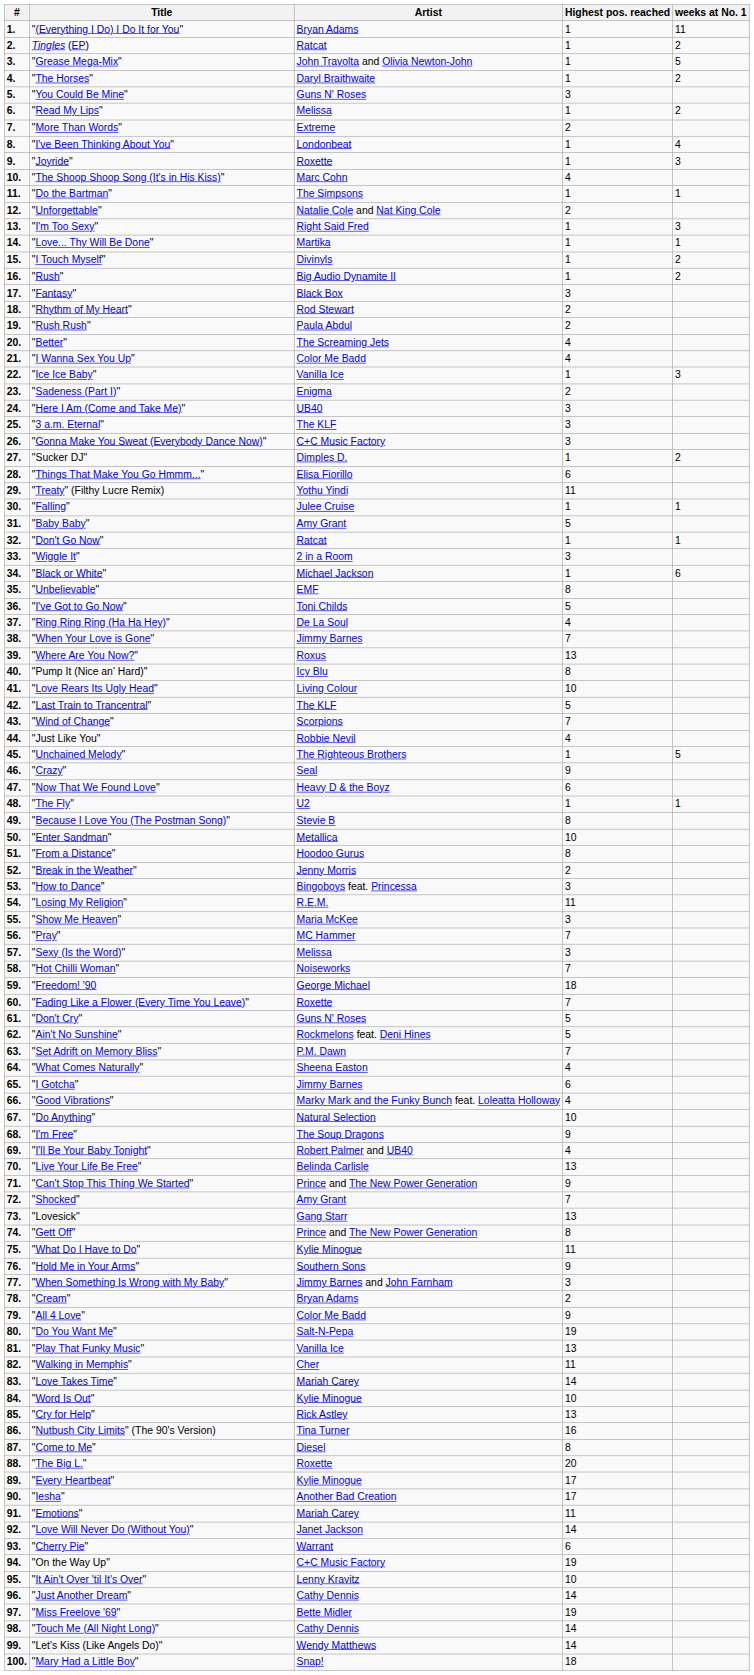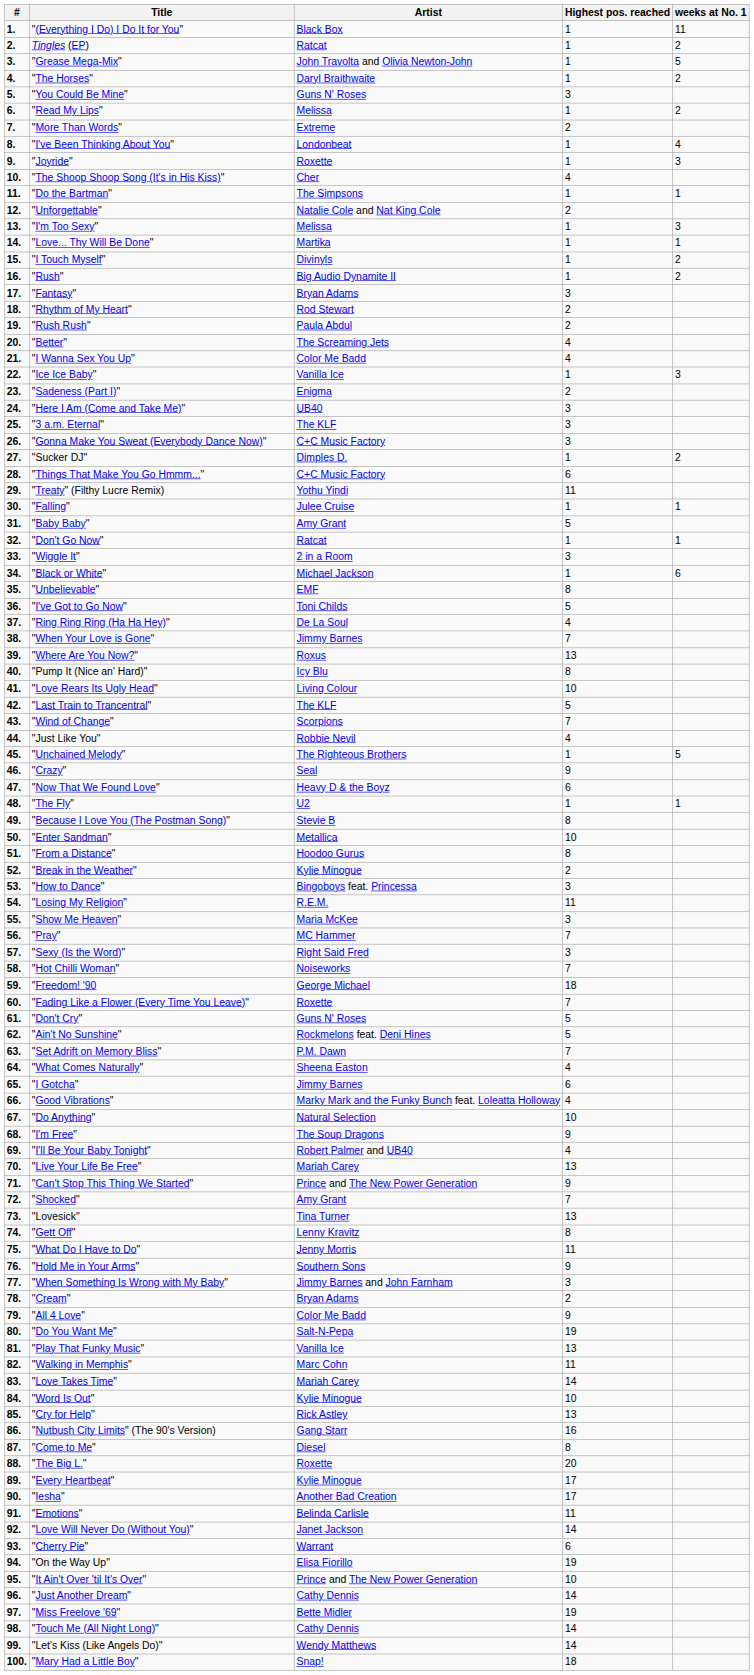(327, 29) Bryan Adams -> (320, 29) Black Box
(322, 177) Marc Cohn -> (308, 177) Cher
(333, 227) Right Said Fred -> (314, 227) Melissa
(320, 293) Black Box -> (327, 293) Bryan Adams
(325, 474) Elisa Fiorillo -> (341, 474) C+C Music Factory
(326, 870) Jenny Morris -> (329, 870) Kylie Minogue
(314, 952) Melissa -> (333, 952) Right Said Fred
(333, 1167) Belinda Carlisle -> (328, 1167) Mariah Carey
(322, 1216) Gang Starr -> (323, 1216) Tina Turner
(387, 1233) Prince and The New Power Generation -> (328, 1233) Lenny Kravitz
(329, 1249) Kylie Minogue -> (326, 1249) Jenny Morris
(308, 1365) Cher -> (322, 1365) Marc Cohn
(323, 1431) Tina Turner -> (322, 1431) Gang Starr
(328, 1513) Mariah Carey -> (333, 1513) Belinda Carlisle
(341, 1563) C+C Music Factory -> (325, 1563) Elisa Fiorillo
(328, 1579) Lenny Kravitz -> (387, 1579) Prince and The New Power Generation
